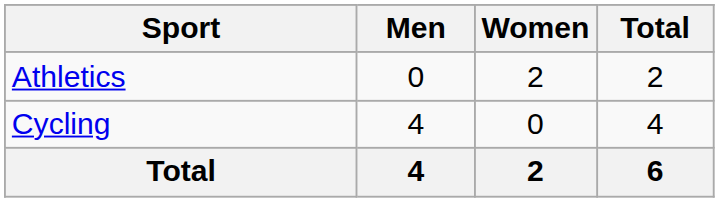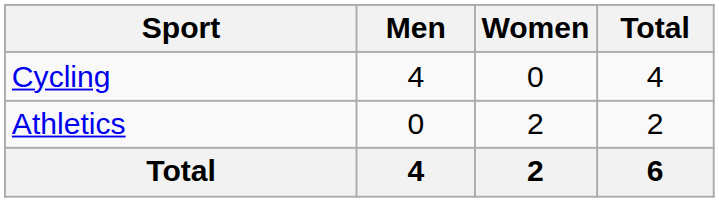rows swapped: (69, 76) <-> (61, 123)
